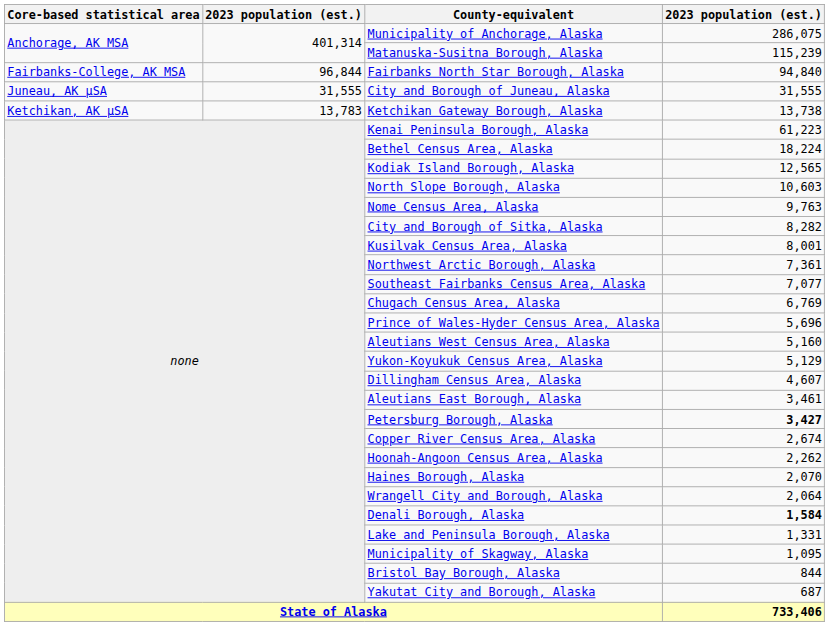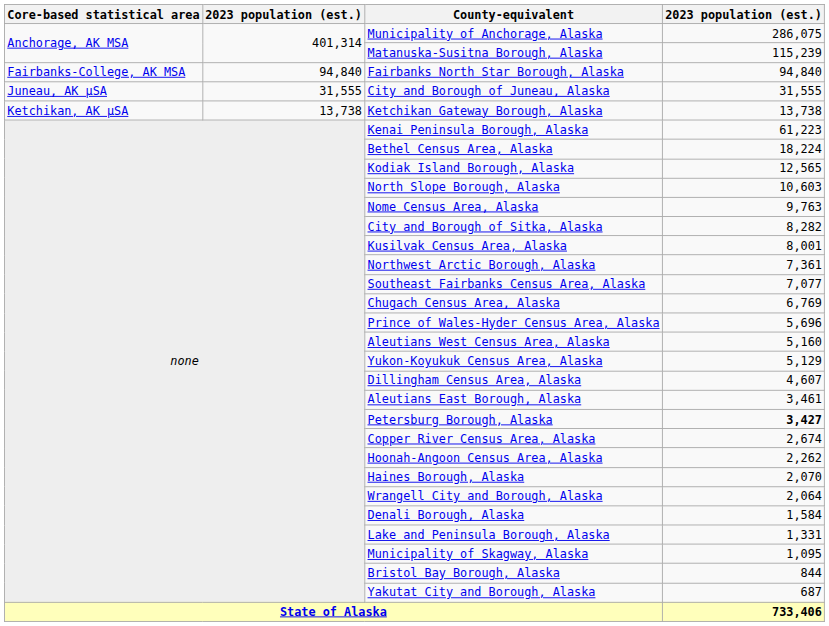(341, 72) 96,844 -> (341, 72) 94,840
(341, 110) 13,783 -> (341, 110) 13,738
(804, 515) bold -> (804, 515) normal
